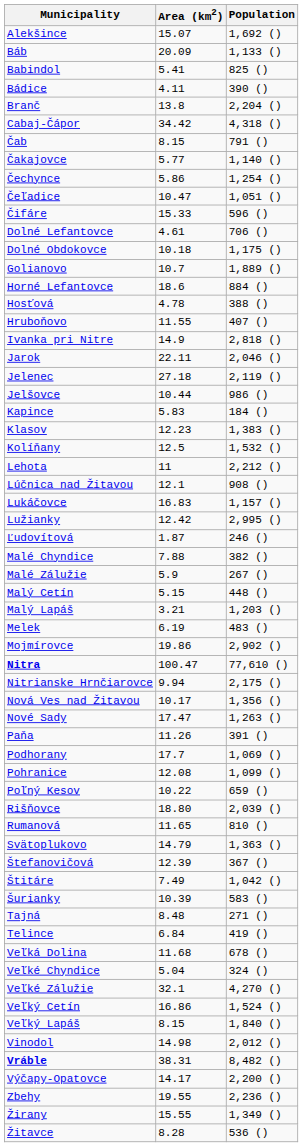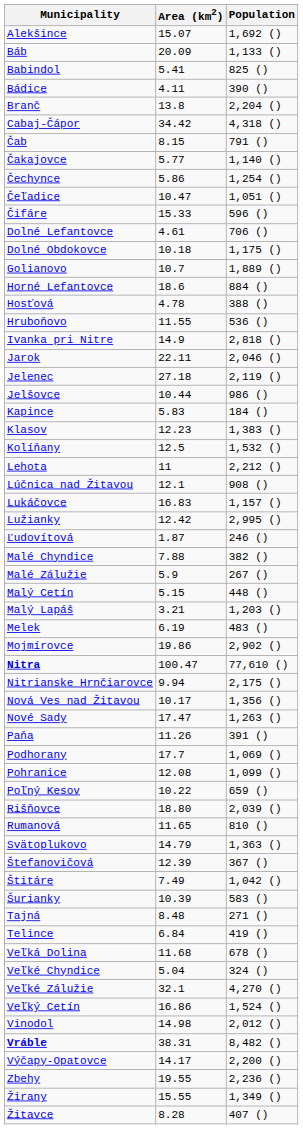(249, 322) 407 () -> (249, 322) 536 ()
- row: (44, 1025)
(249, 1133) 536 () -> (249, 1115) 407 ()
